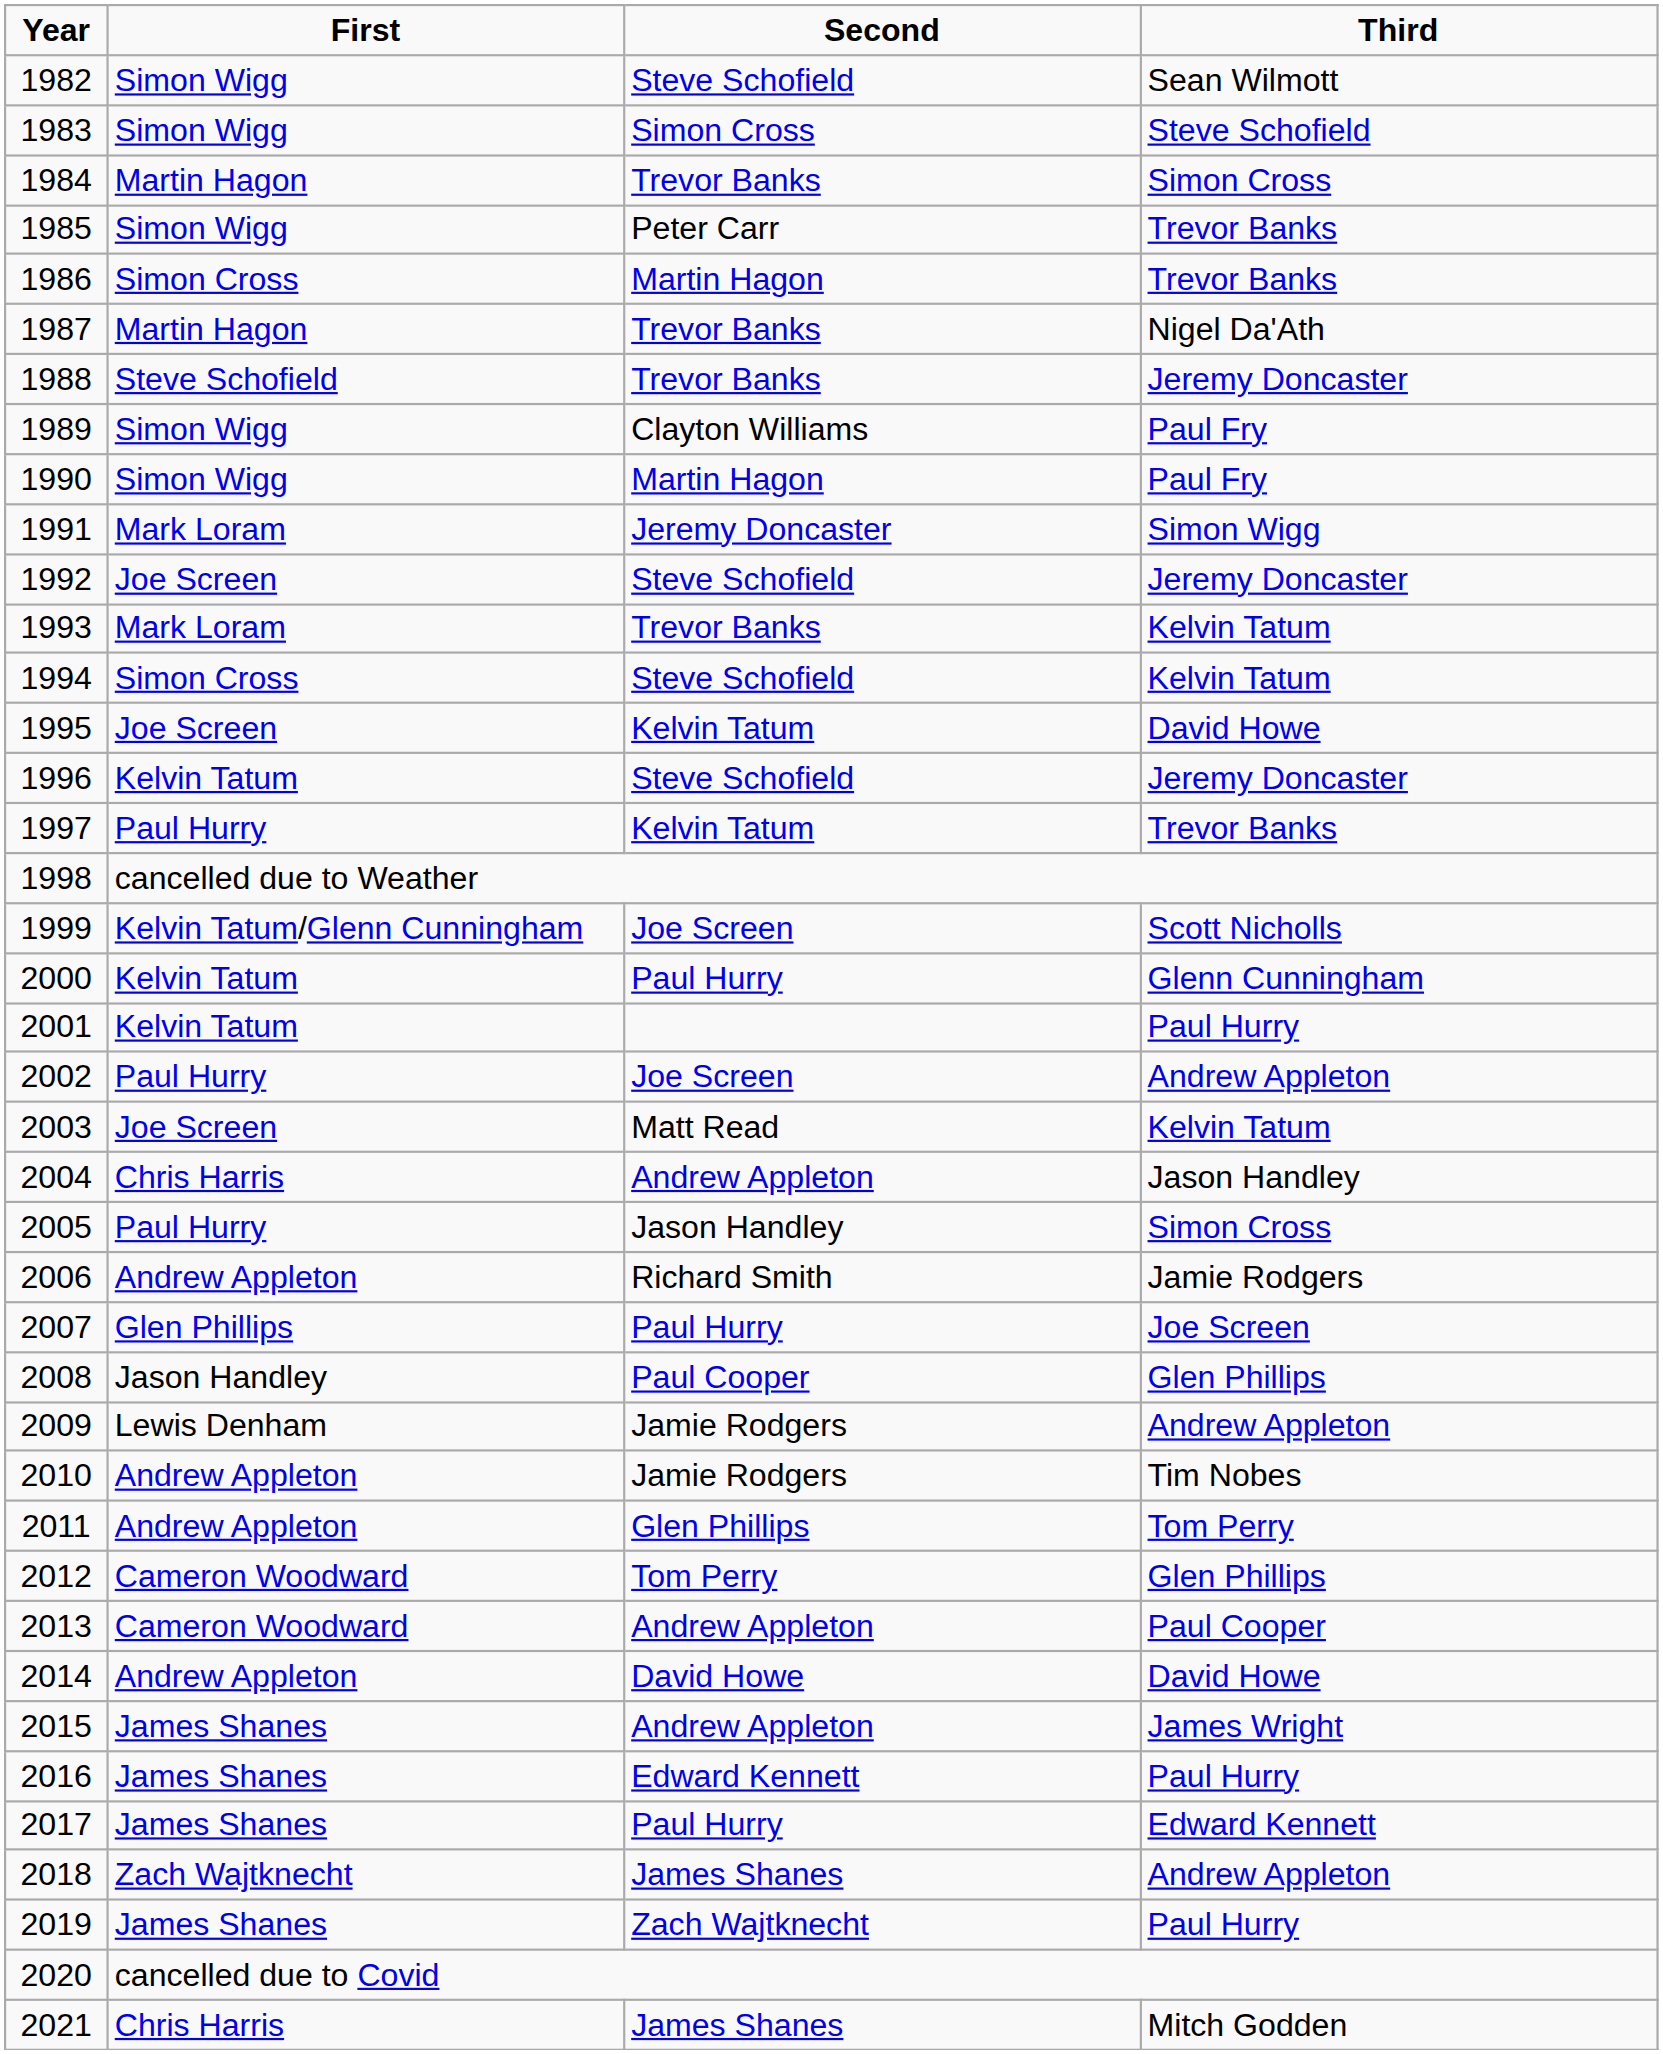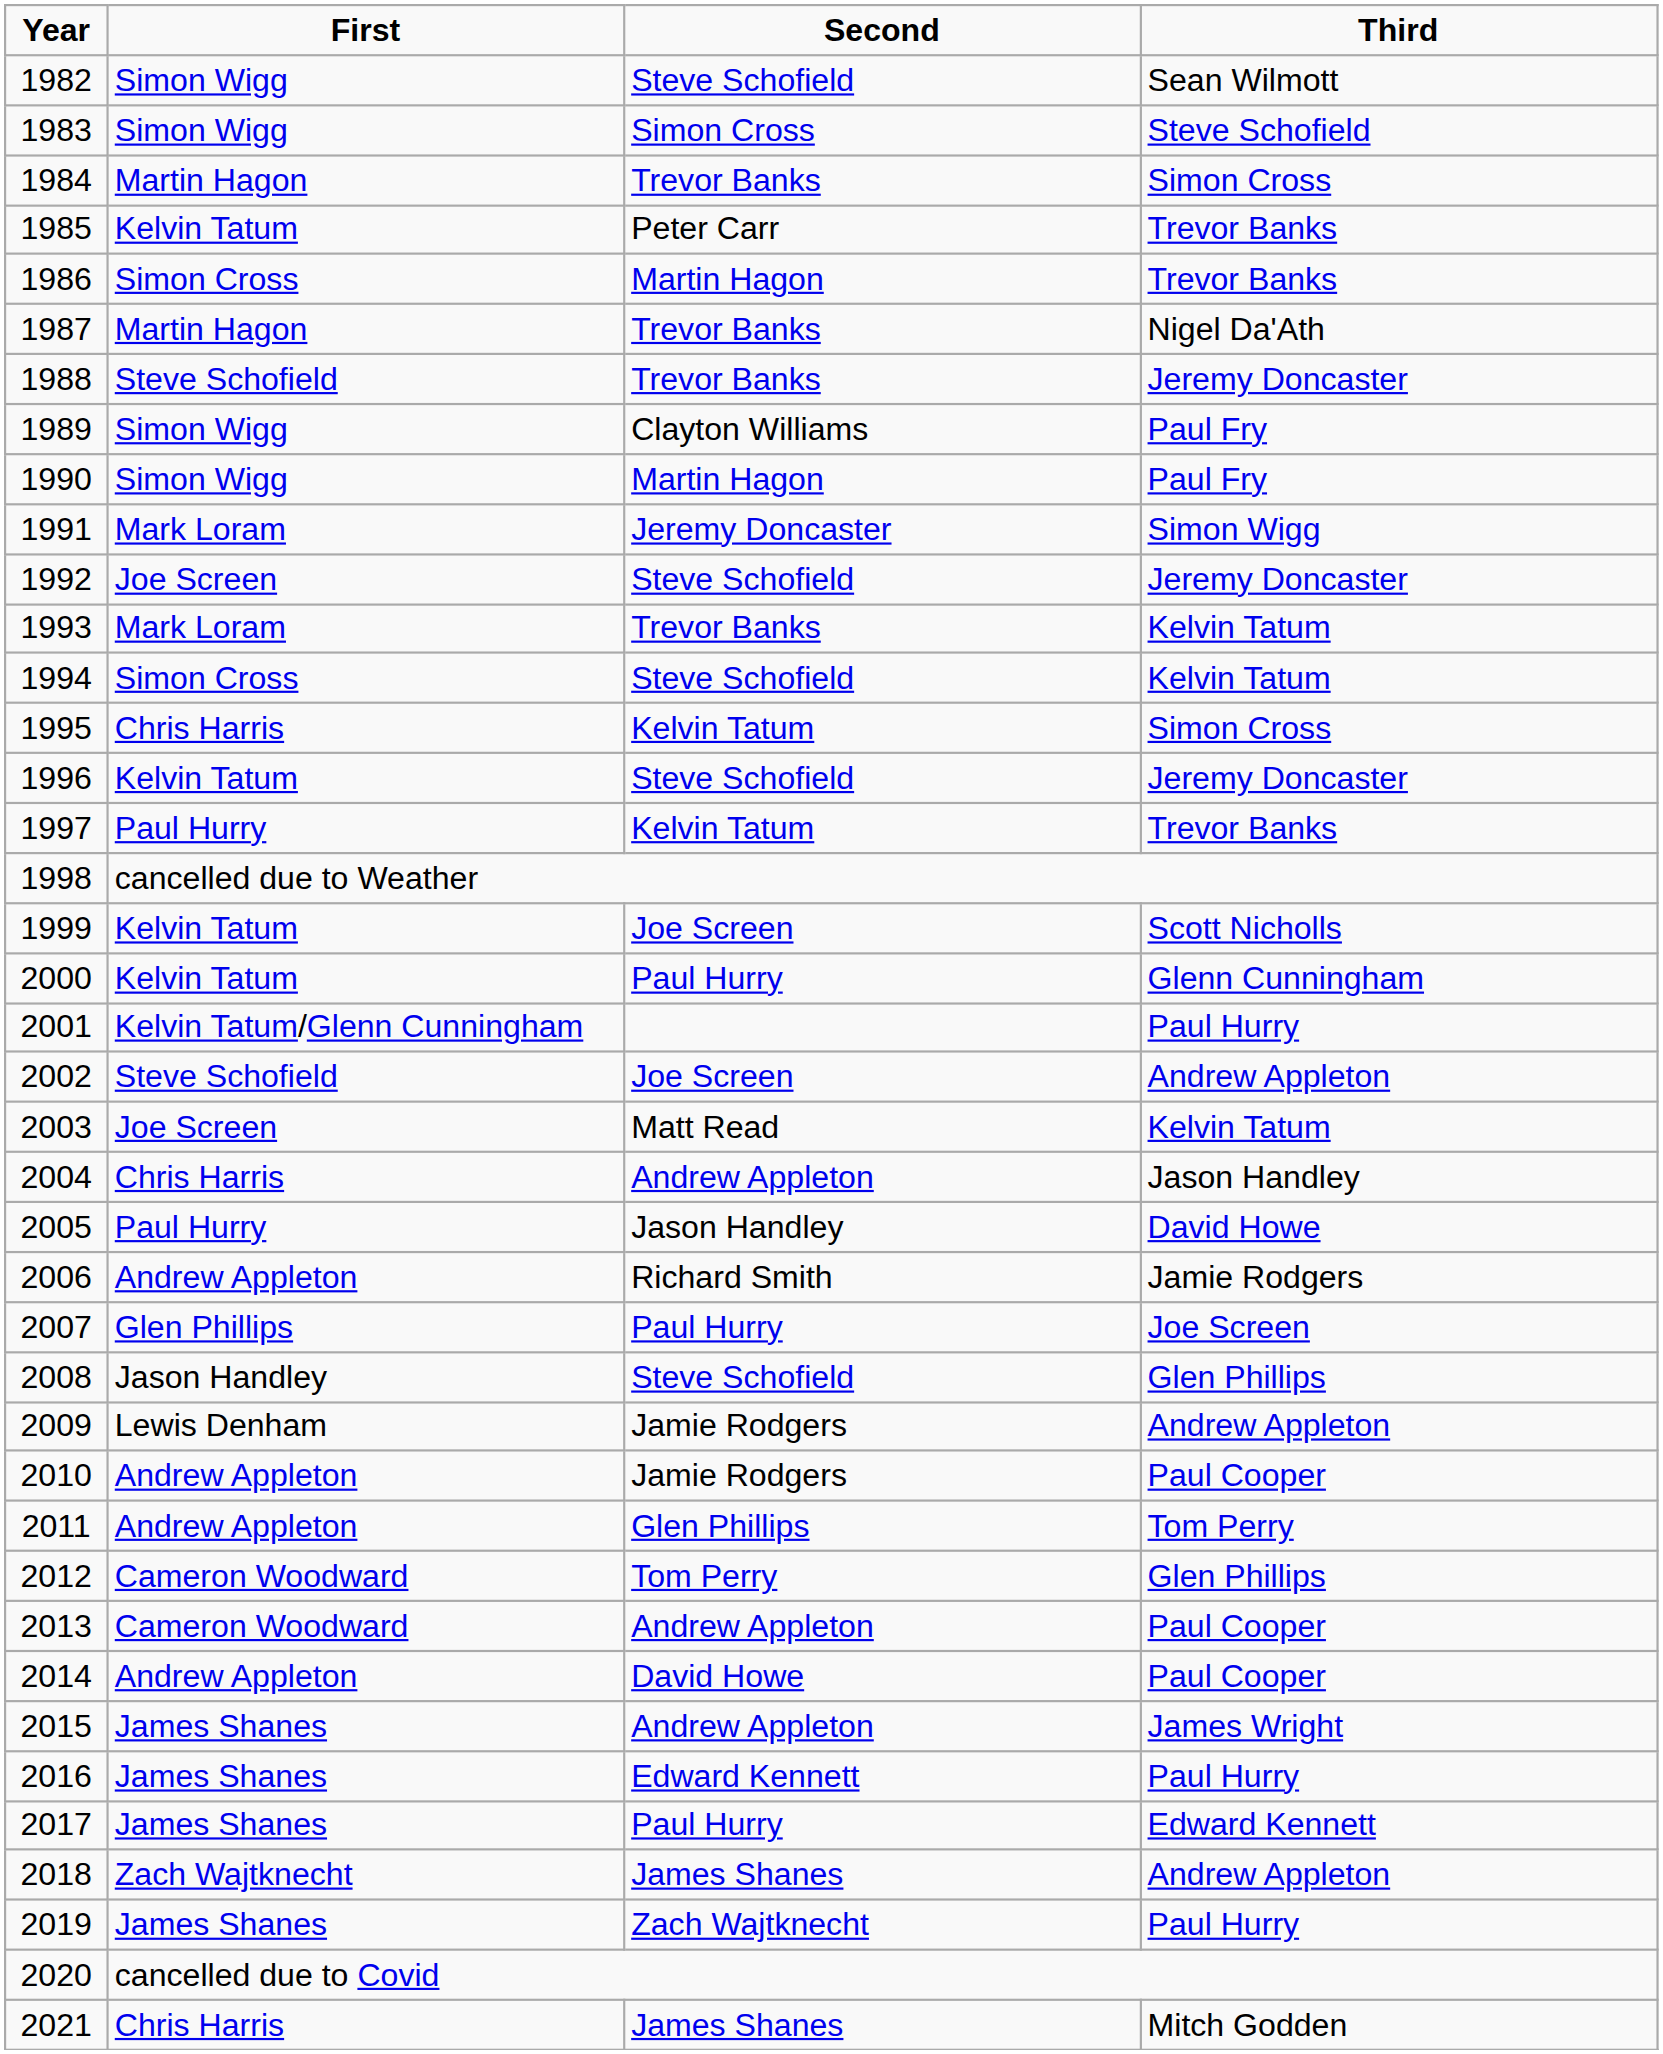(201, 229) Simon Wigg -> (206, 229) Kelvin Tatum
(196, 728) Joe Screen -> (199, 728) Chris Harris
(1234, 728) David Howe -> (1239, 728) Simon Cross
(349, 927) Kelvin Tatum/Glenn Cunningham -> (206, 927) Kelvin Tatum
(206, 1027) Kelvin Tatum -> (349, 1027) Kelvin Tatum/Glenn Cunningham
(191, 1077) Paul Hurry -> (226, 1077) Steve Schofield
(1239, 1227) Simon Cross -> (1234, 1227) David Howe
(720, 1376) Paul Cooper -> (743, 1376) Steve Schofield
(1225, 1476) Tim Nobes -> (1237, 1476) Paul Cooper
(1234, 1675) David Howe -> (1237, 1675) Paul Cooper
